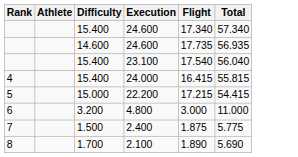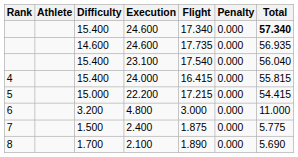+ column: (236, 12)
(233, 29) normal -> (275, 29) bold
